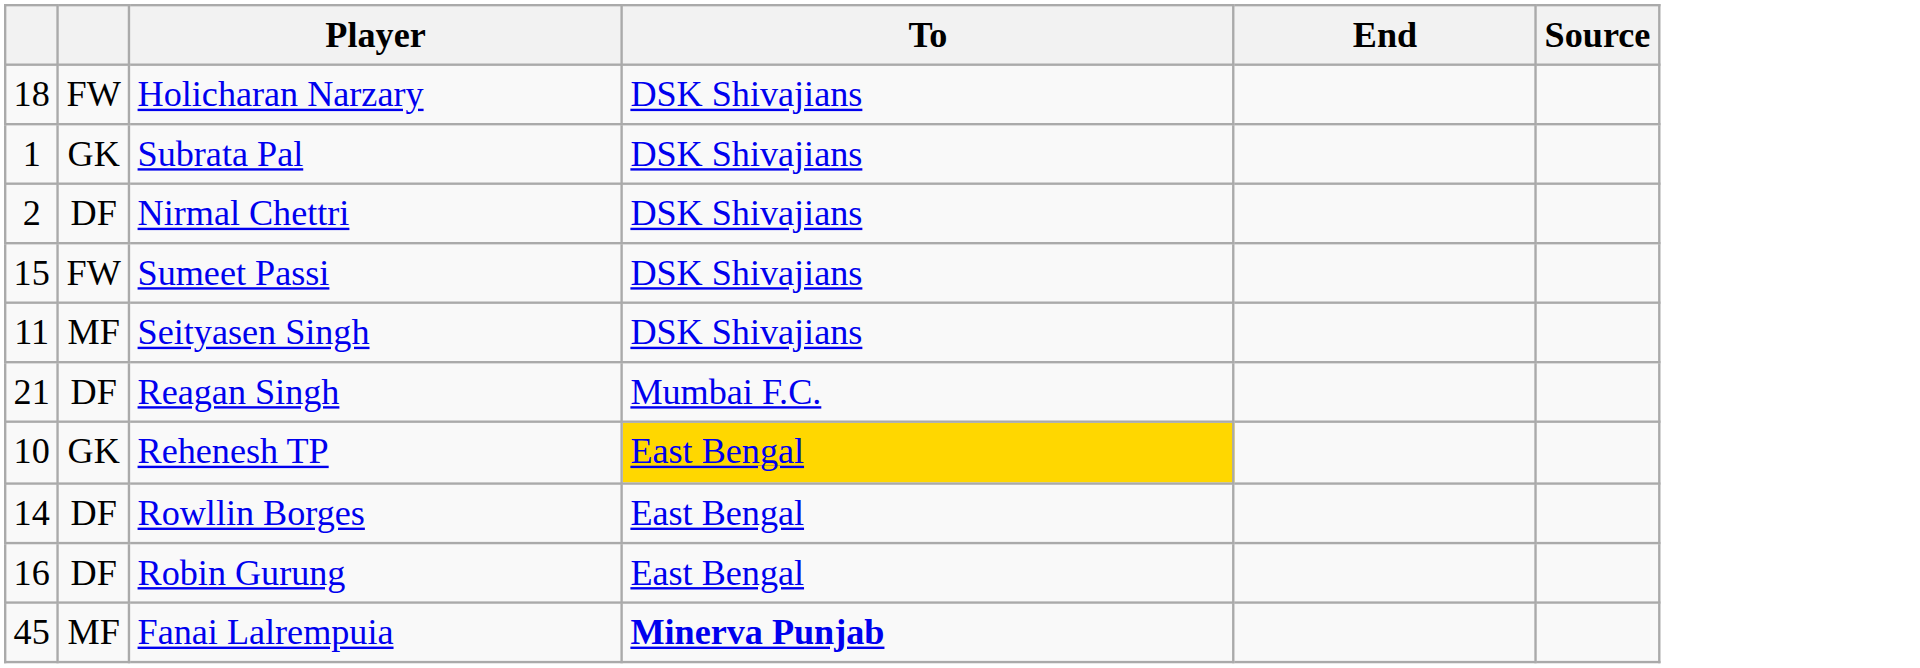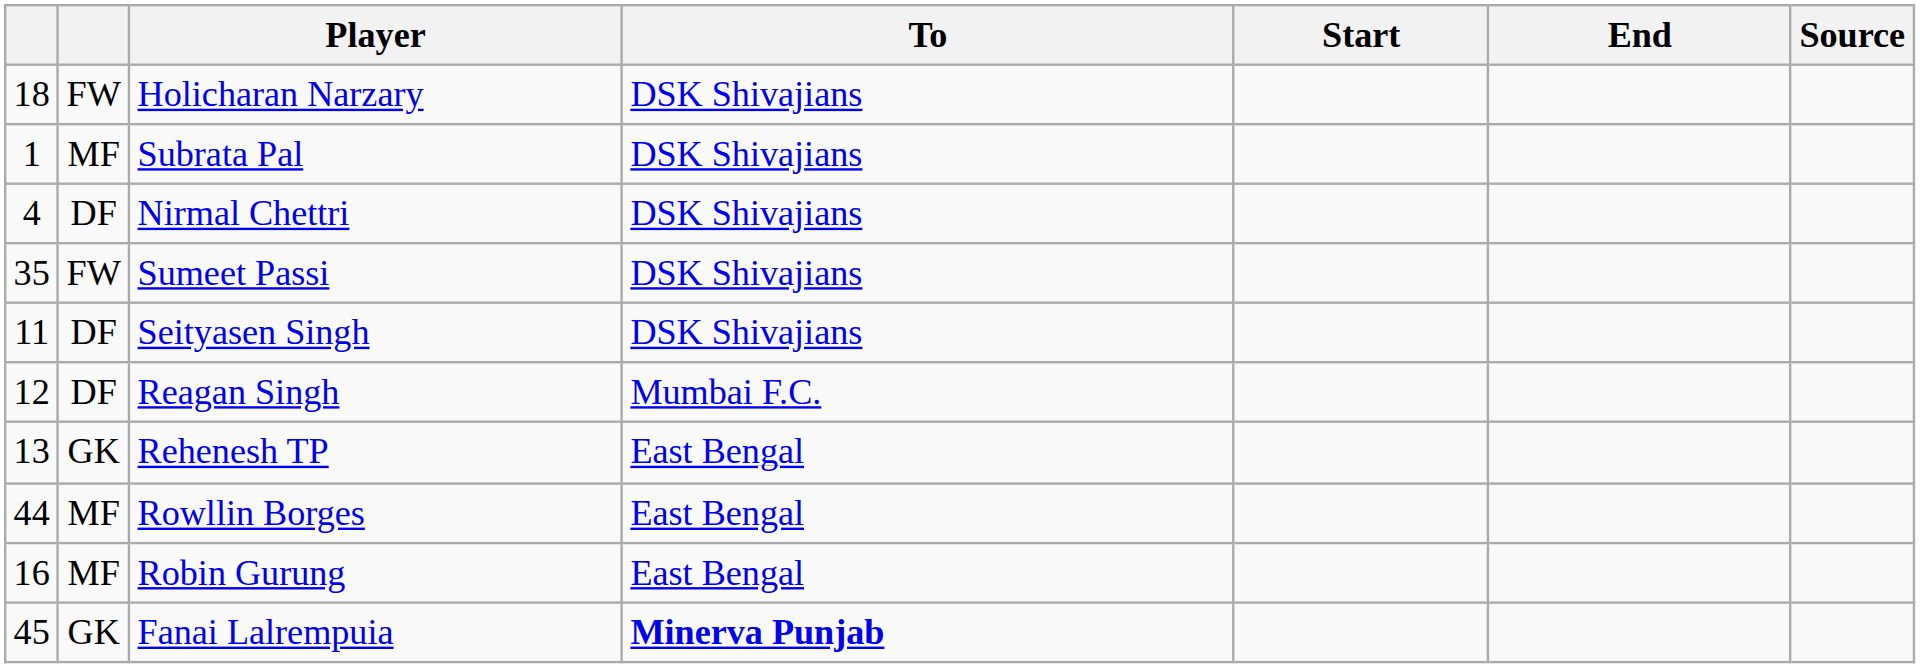+ column: (1361, 34)
(94, 153) GK -> (94, 153) MF
(32, 213) 2 -> (32, 213) 4
(32, 273) 15 -> (32, 273) 35
(94, 332) MF -> (94, 332) DF
(32, 392) 21 -> (32, 392) 12
(32, 452) 10 -> (32, 452) 13
(717, 452) gold background -> (717, 452) no background
(32, 511) 14 -> (32, 511) 44
(94, 511) DF -> (94, 511) MF
(94, 571) DF -> (94, 571) MF
(94, 630) MF -> (94, 630) GK
